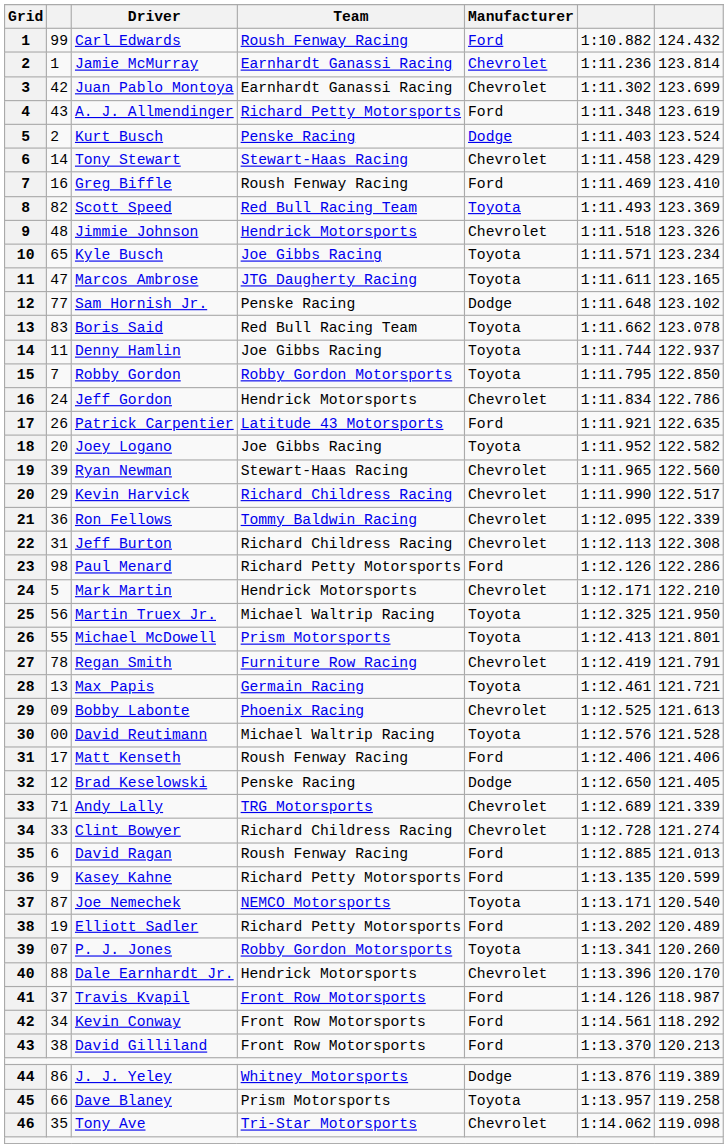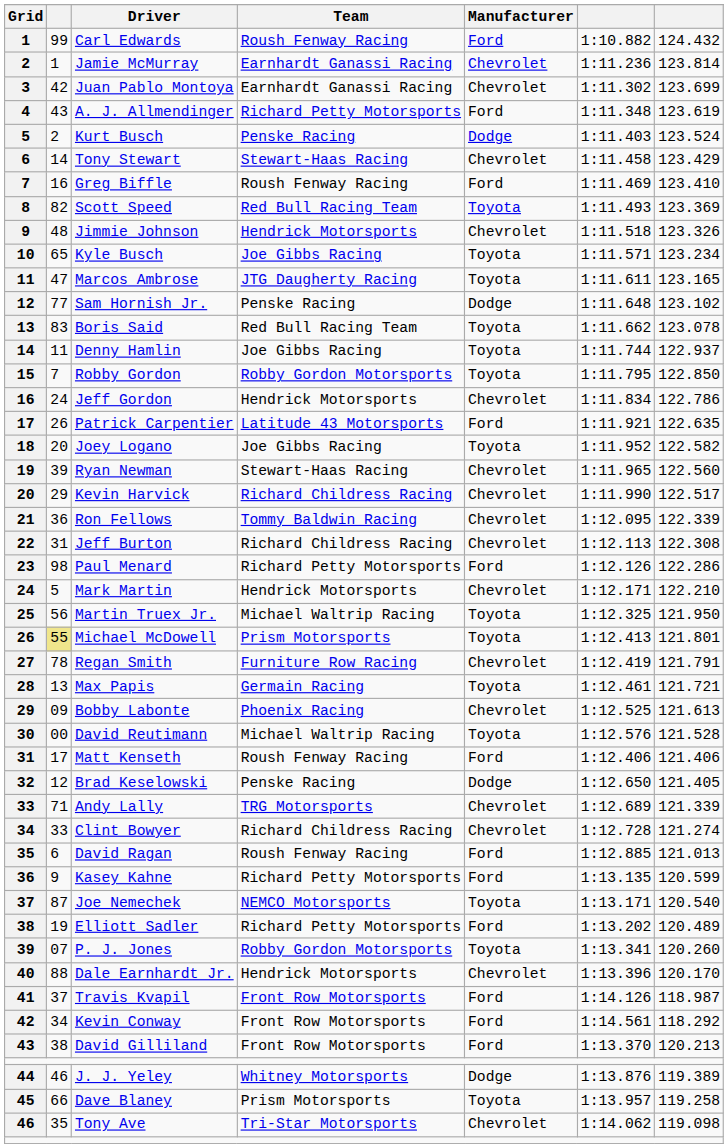(59, 639) no background -> (59, 639) khaki background
(59, 1077) 86 -> (59, 1077) 46
